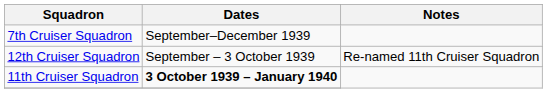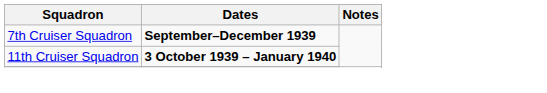(228, 35) normal -> (230, 35) bold
- row: (73, 56)
